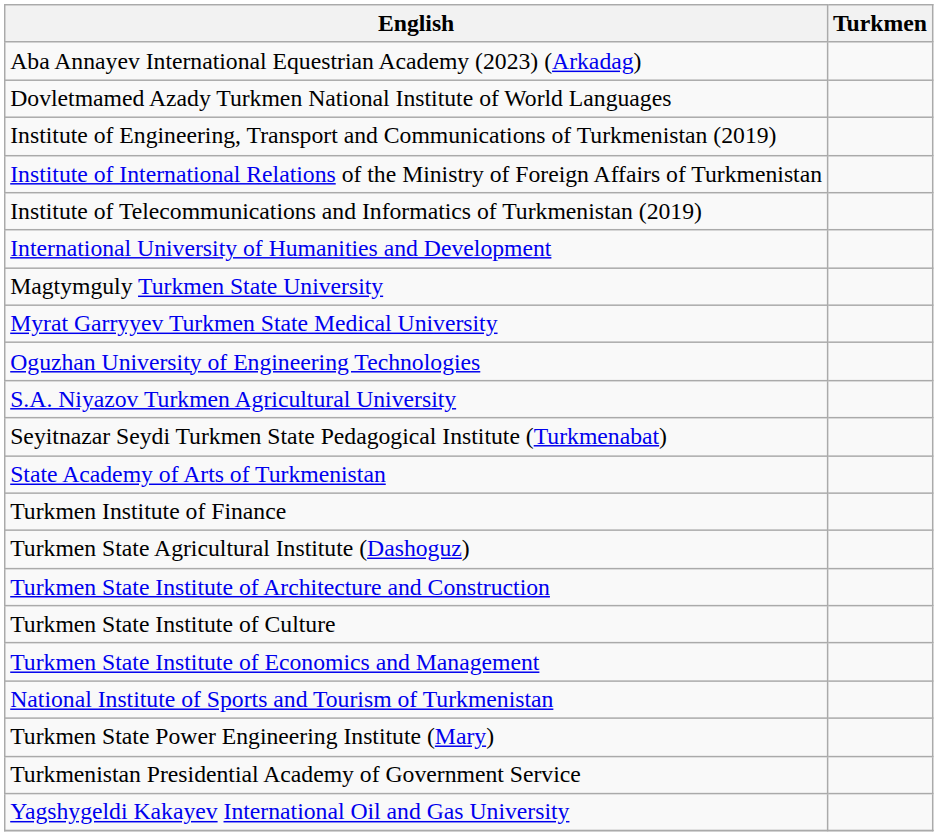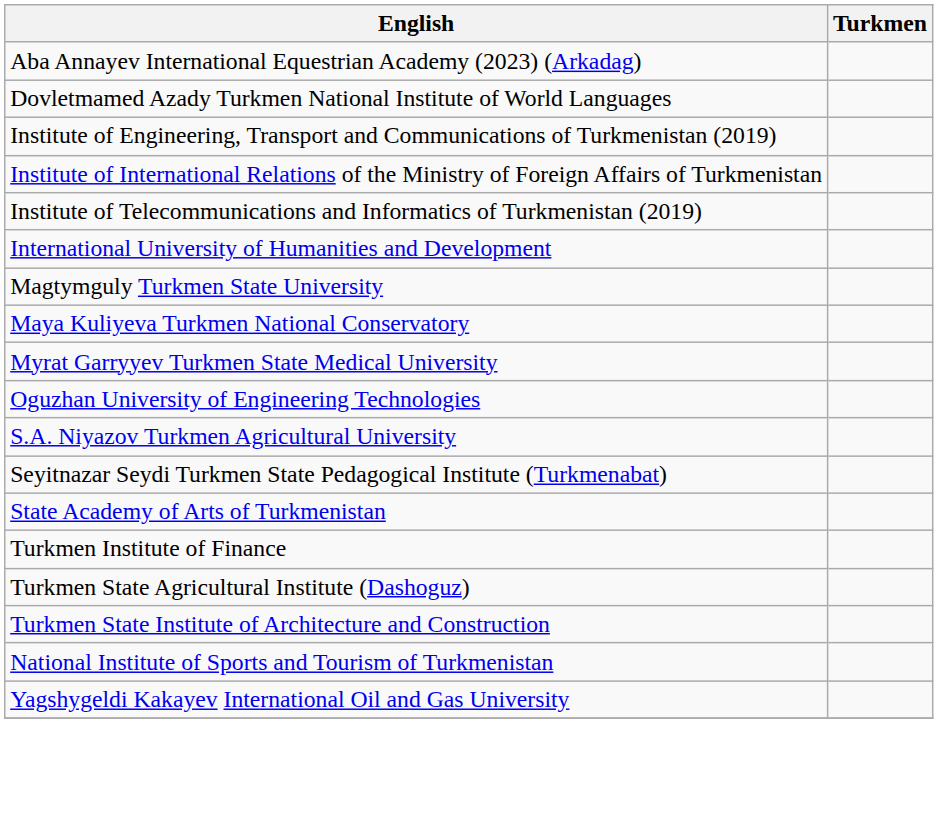+ row: (240, 323)
- row: (173, 624)
- row: (275, 661)
- row: (252, 736)
- row: (296, 774)
